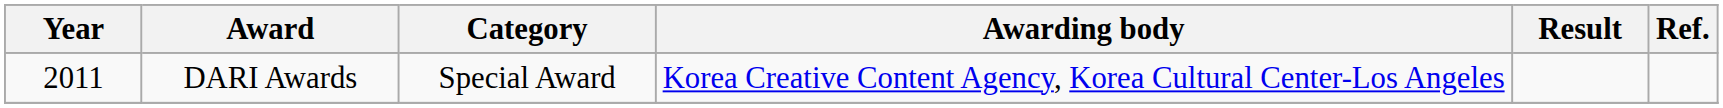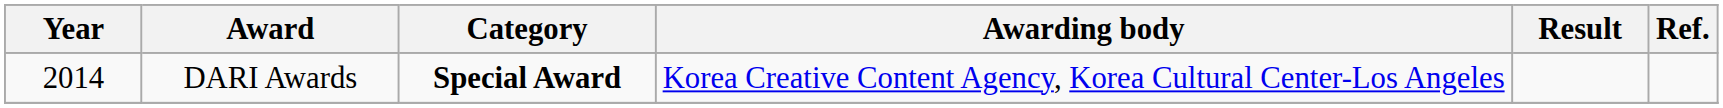(73, 77) 2011 -> (73, 77) 2014
(527, 77) normal -> (527, 77) bold
